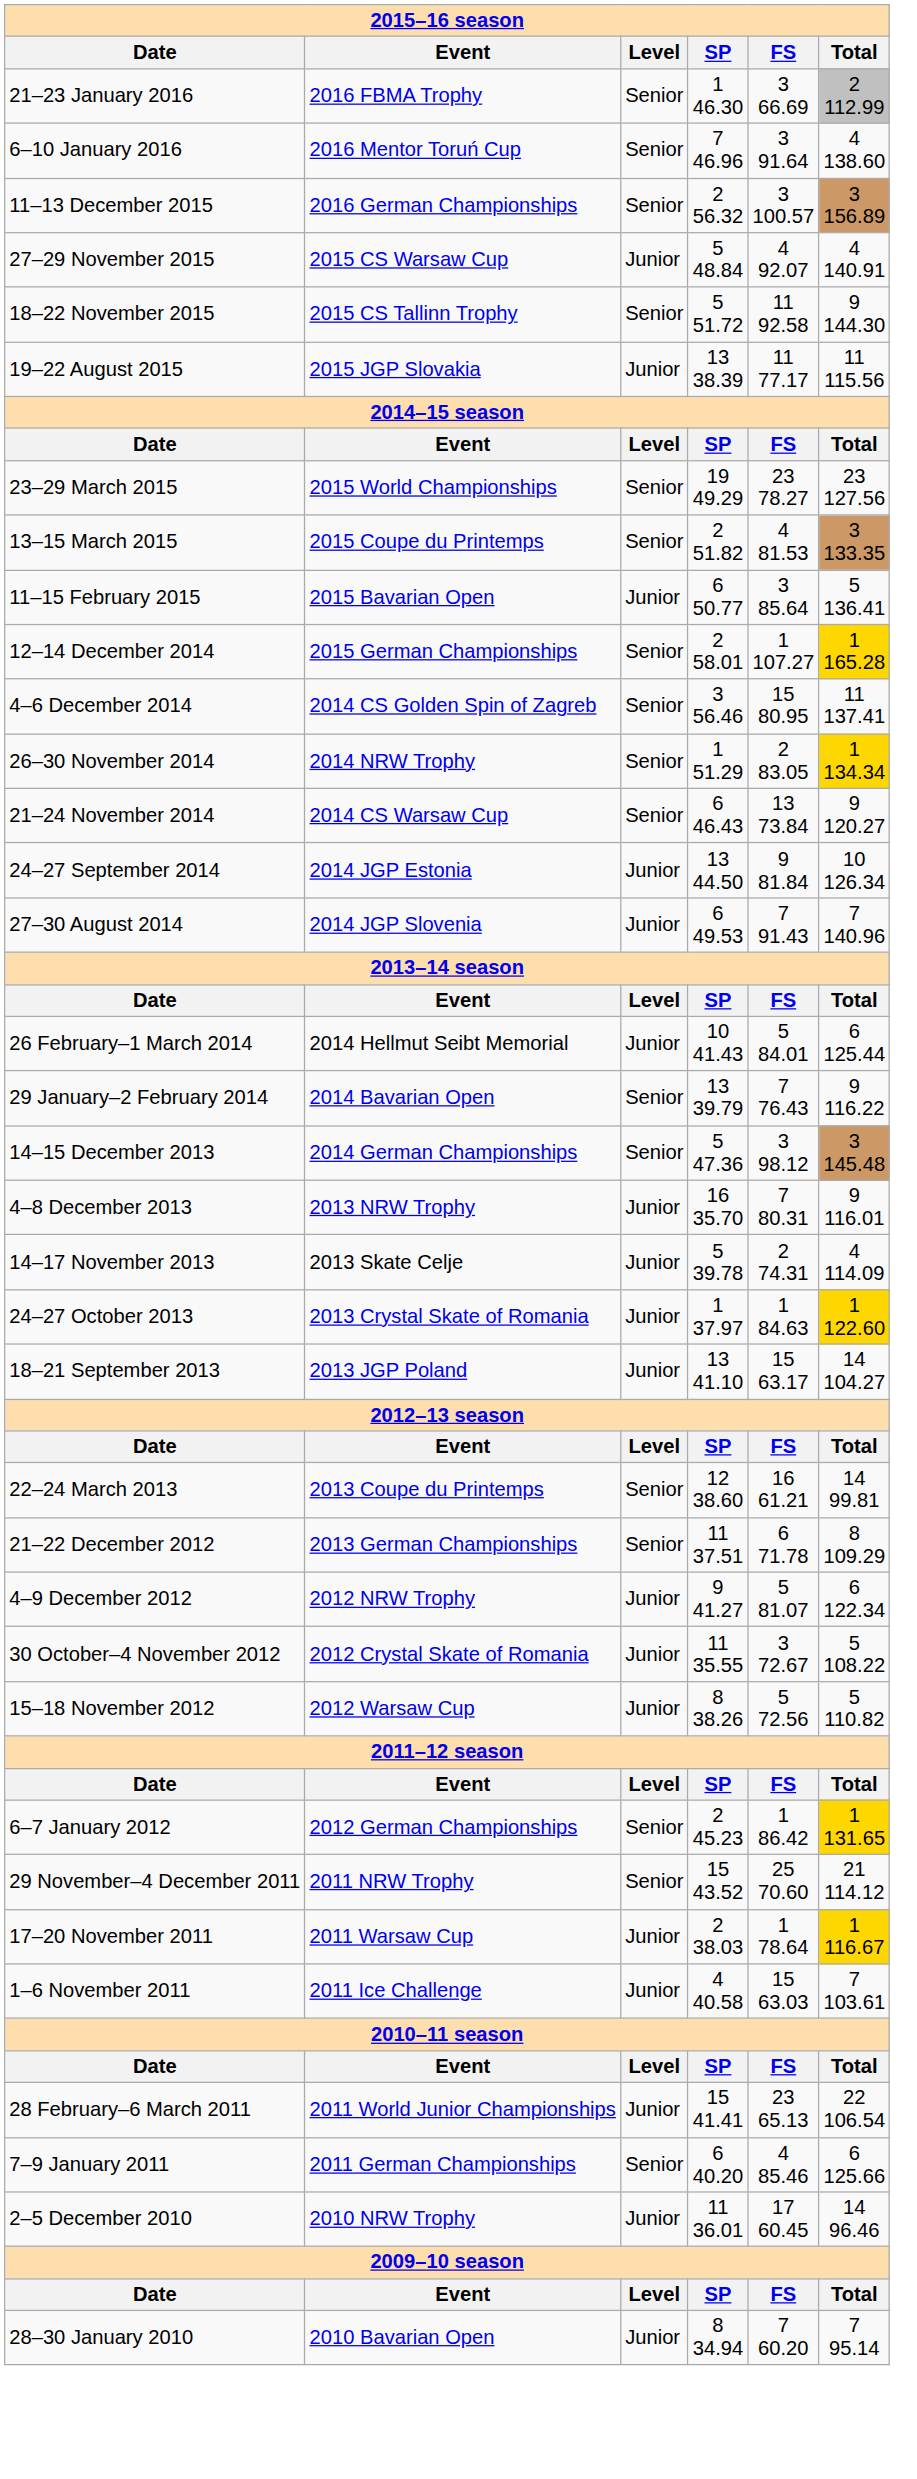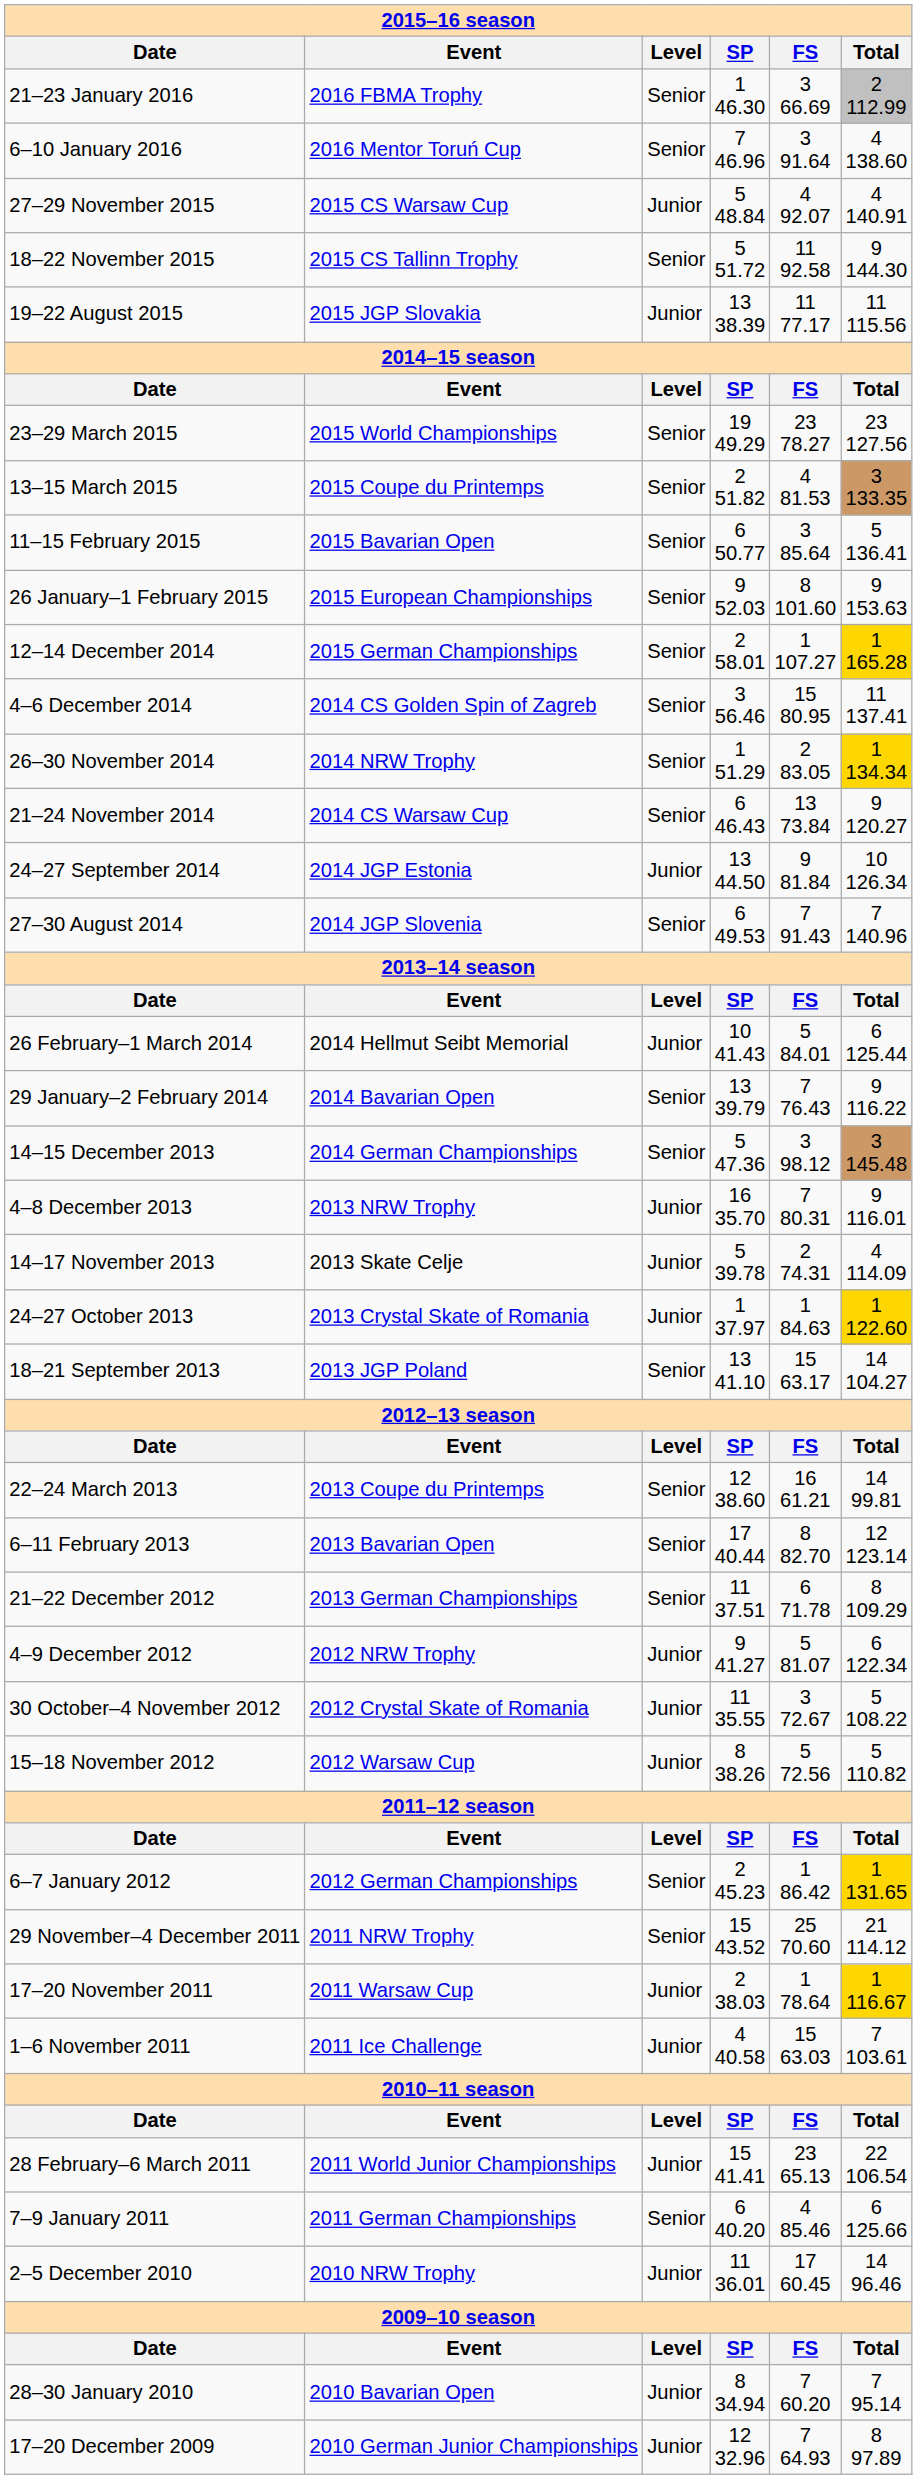- row: (111, 205)
(653, 596) Junior -> (676, 542) Senior
+ row: (139, 596)
(653, 924) Junior -> (676, 924) Senior
(653, 1371) Junior -> (676, 1371) Senior
+ row: (99, 1544)
+ row: (112, 2446)
